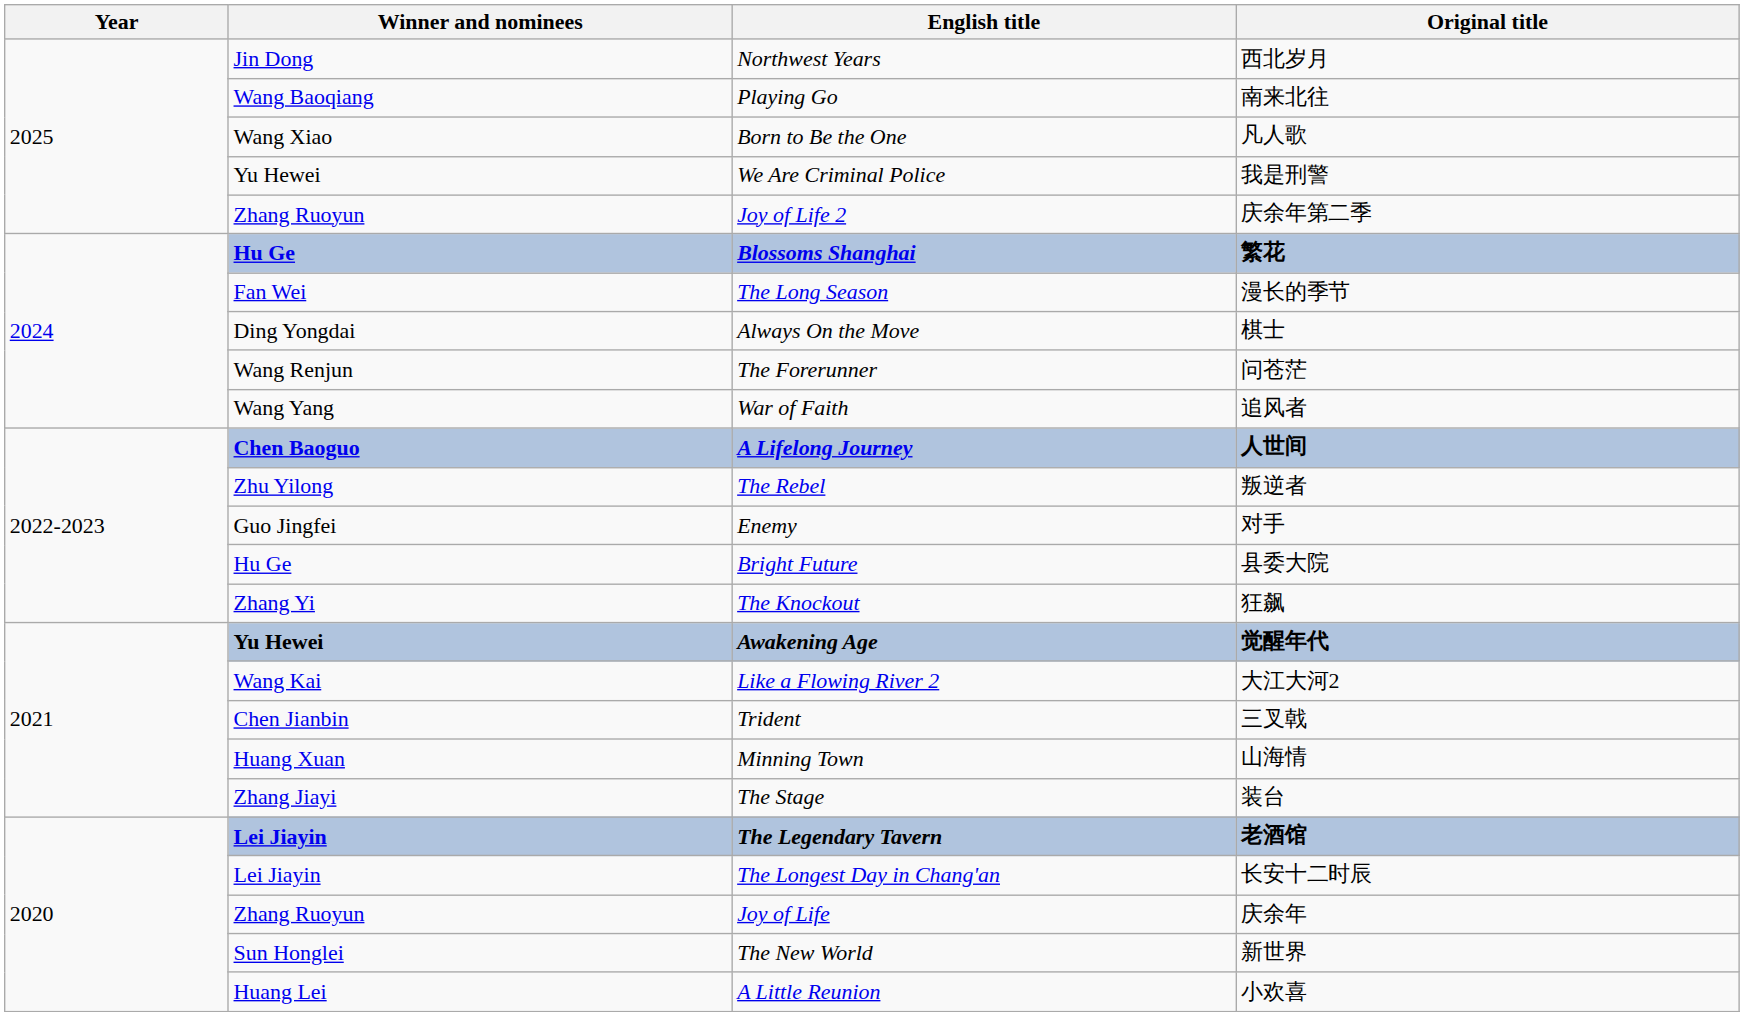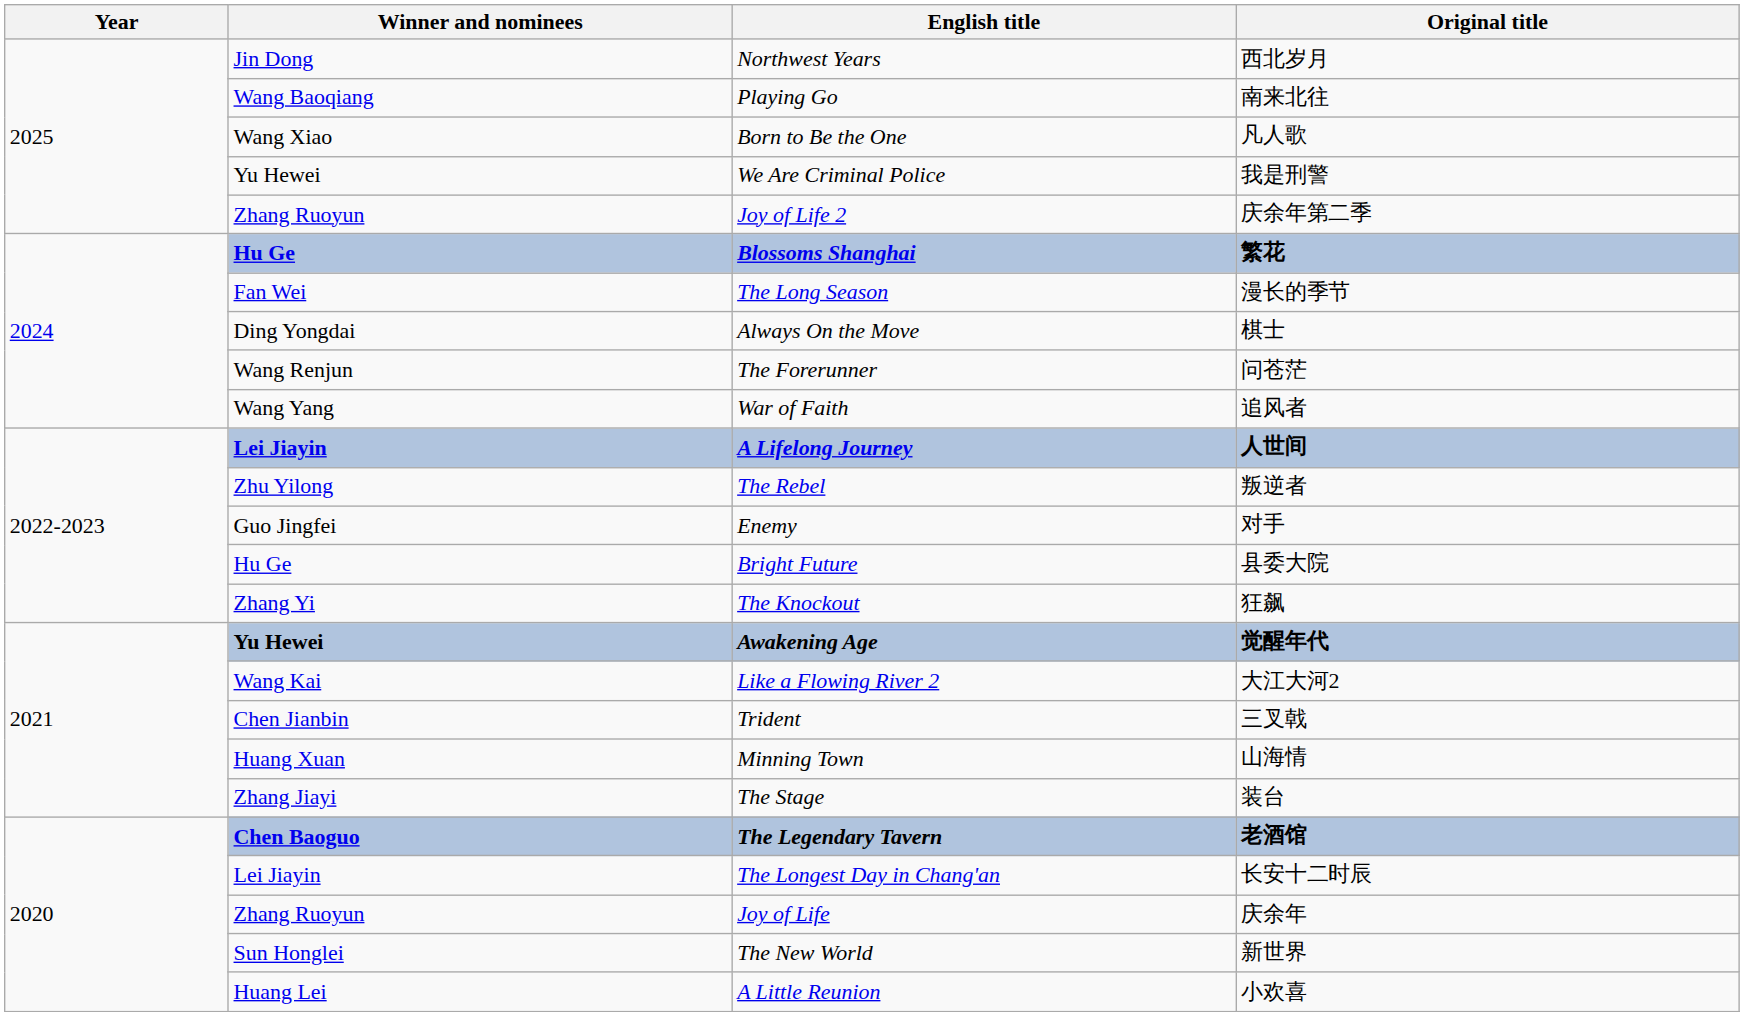(297, 447) Chen Baoguo -> (280, 447) Lei Jiayin
(280, 836) Lei Jiayin -> (297, 836) Chen Baoguo
